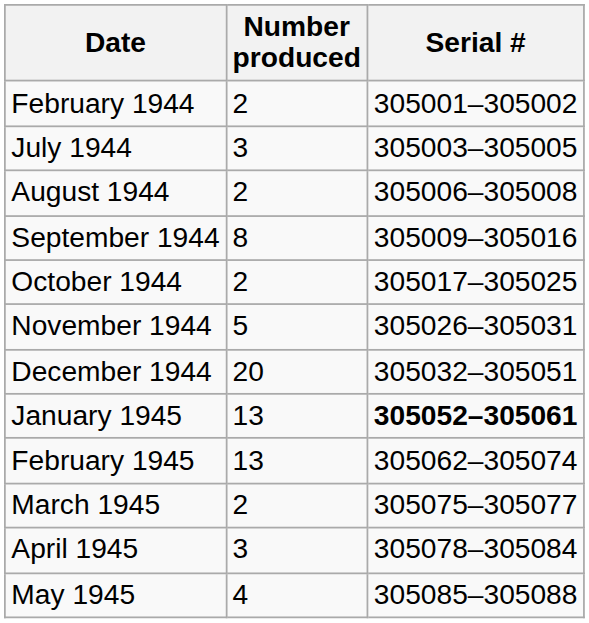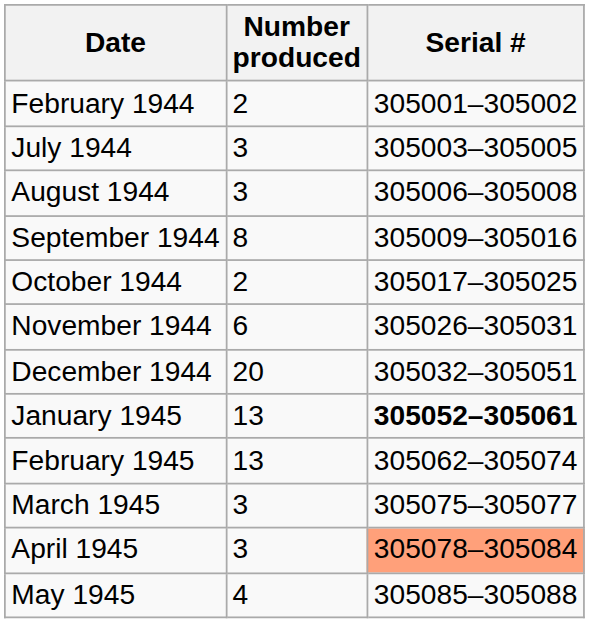(240, 192) 2 -> (240, 192) 3
(240, 326) 5 -> (240, 326) 6
(240, 505) 2 -> (240, 505) 3
(476, 549) no background -> (476, 549) lightsalmon background
